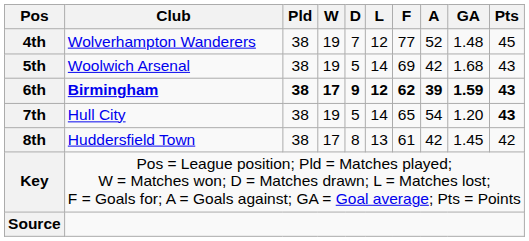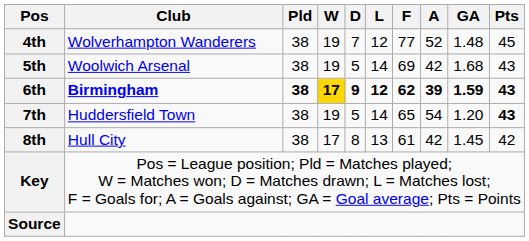(331, 90) no background -> (331, 90) gold background
(97, 115) Hull City -> (132, 115) Huddersfield Town
(132, 139) Huddersfield Town -> (97, 139) Hull City
